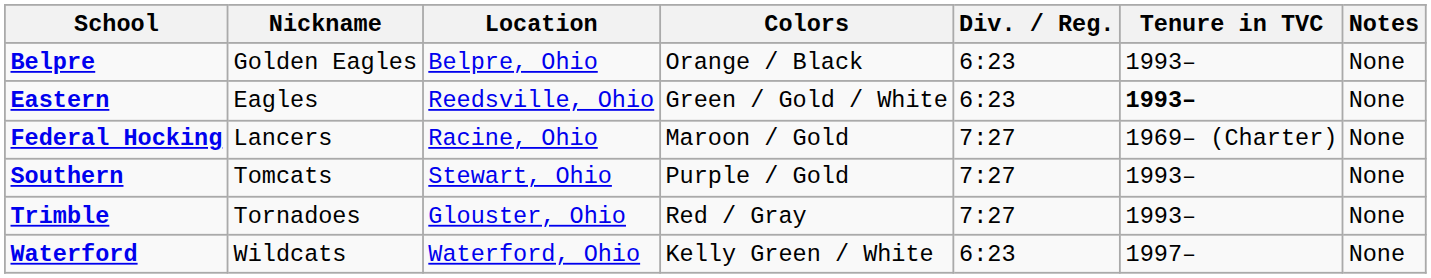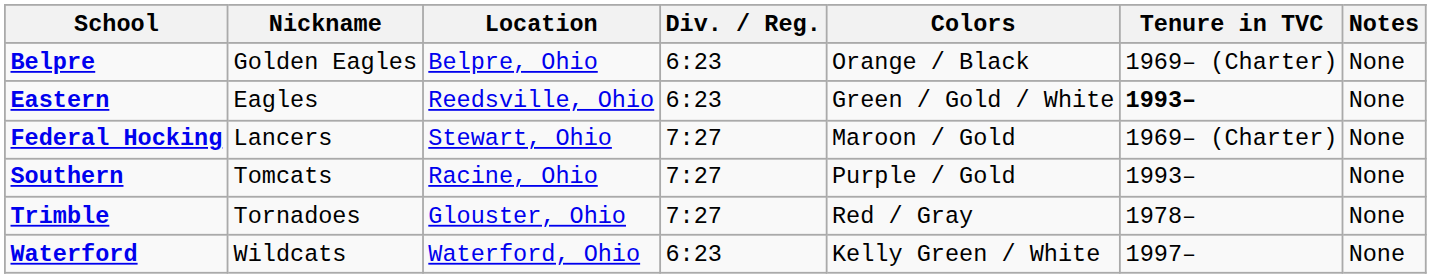columns swapped: (1037, 24) <-> (807, 24)
(1161, 62) 1993– -> (1232, 62) 1969– (Charter)
(513, 139) Racine, Ohio -> (520, 139) Stewart, Ohio
(520, 177) Stewart, Ohio -> (513, 177) Racine, Ohio
(1161, 216) 1993– -> (1161, 216) 1978–
